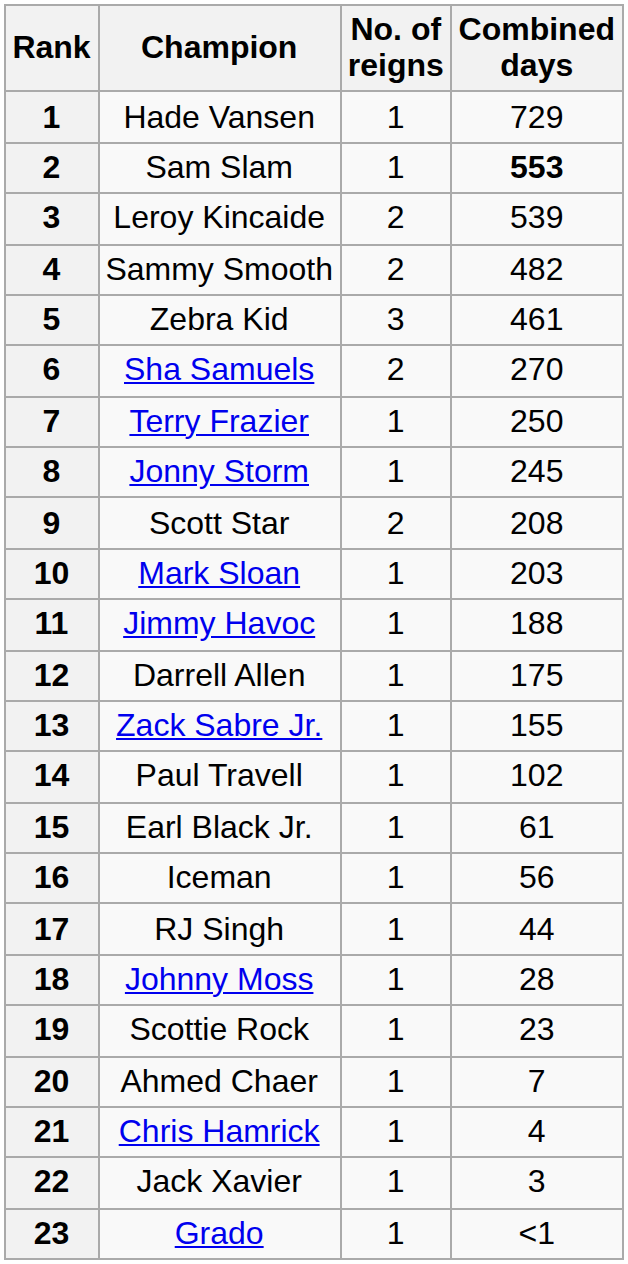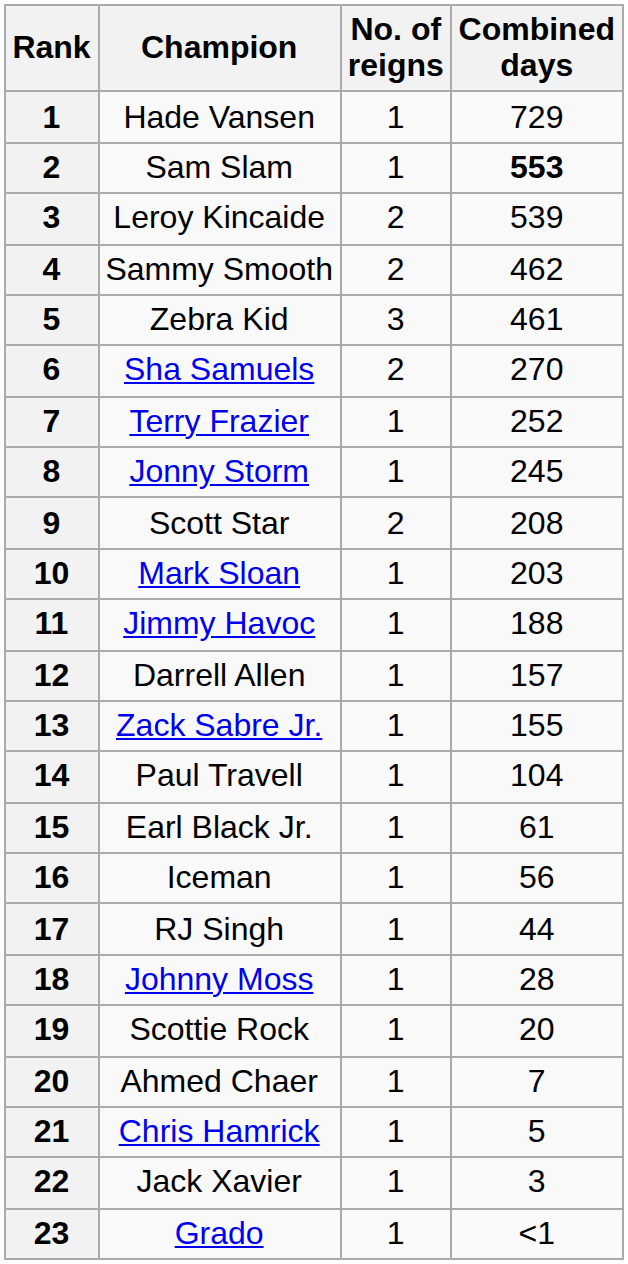(537, 268) 482 -> (537, 268) 462
(537, 421) 250 -> (537, 421) 252
(537, 674) 175 -> (537, 674) 157
(537, 776) 102 -> (537, 776) 104
(537, 1030) 23 -> (537, 1030) 20
(537, 1131) 4 -> (537, 1131) 5
